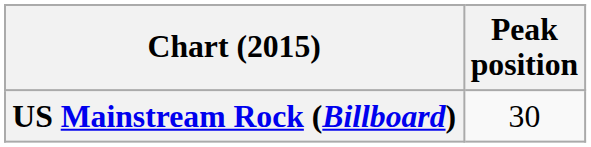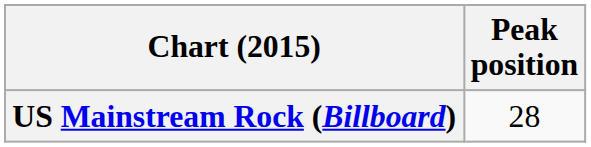(524, 115) 30 -> (524, 115) 28
